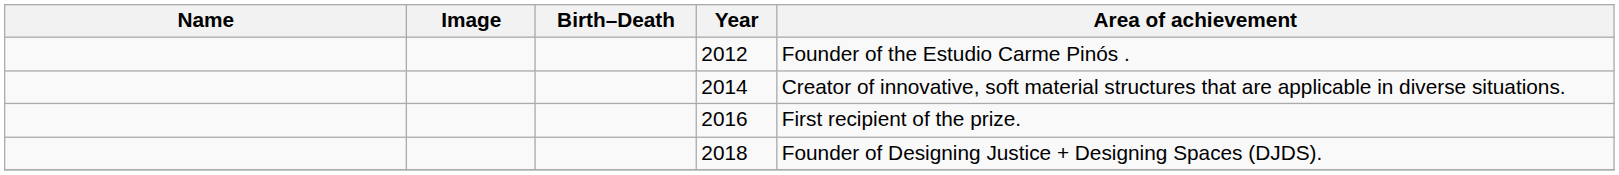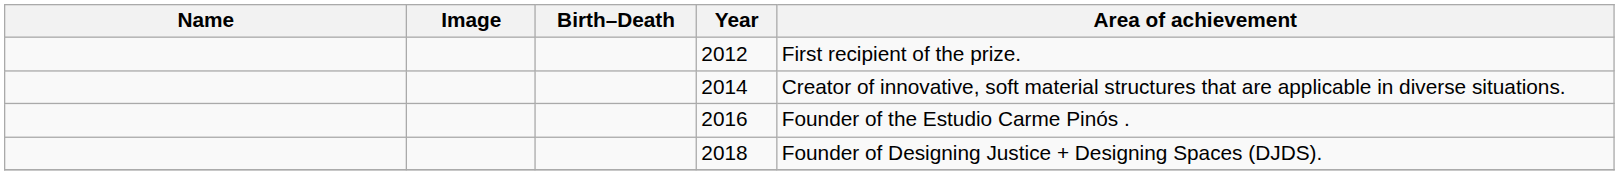(956, 53) Founder of the Estudio Carme Pinós . -> (901, 53) First recipient of the prize.
(901, 119) First recipient of the prize. -> (956, 119) Founder of the Estudio Carme Pinós .
